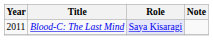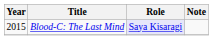(16, 27) 2011 -> (16, 27) 2015
